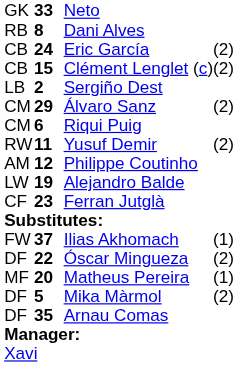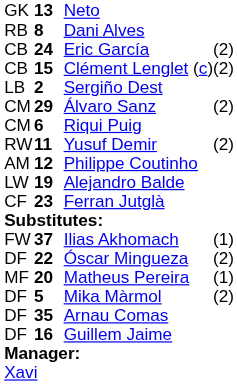(43, 11) 33 -> (43, 11) 13
+ row: (118, 334)
